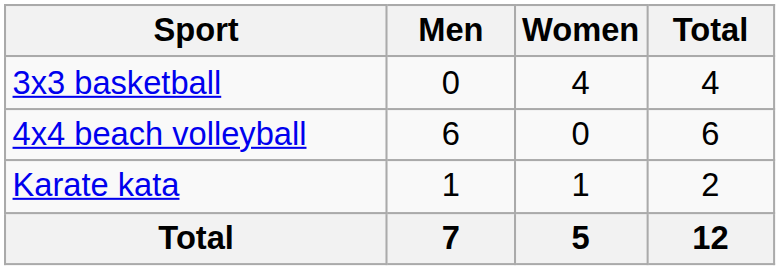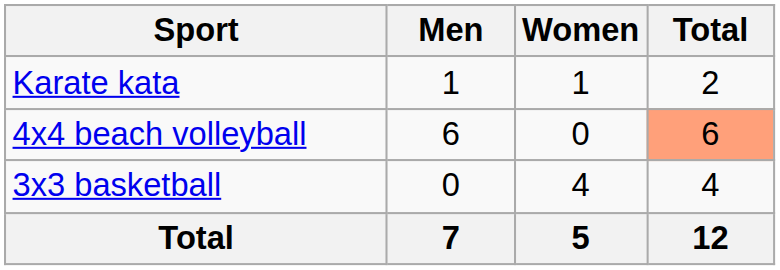rows swapped: (117, 82) <-> (96, 185)
(710, 133) no background -> (710, 133) lightsalmon background
